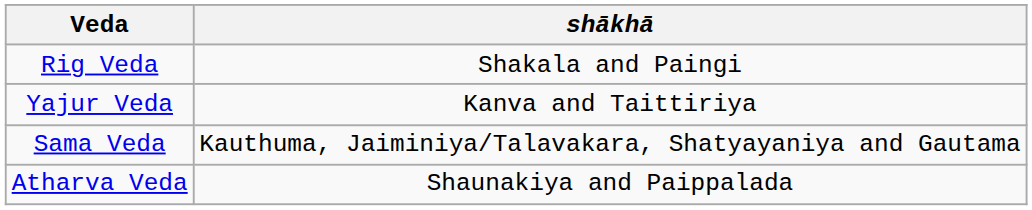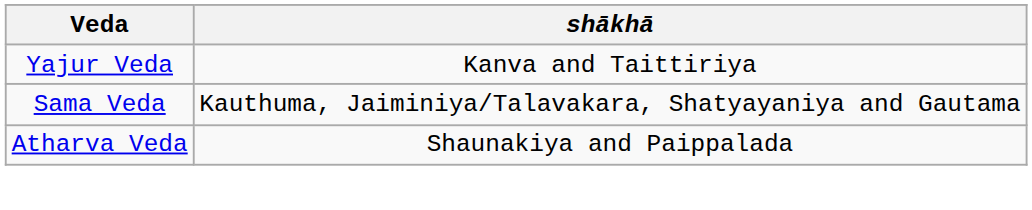- row: (100, 65)
